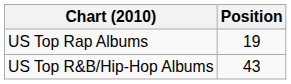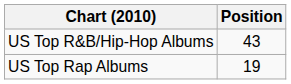rows swapped: (111, 66) <-> (78, 41)
